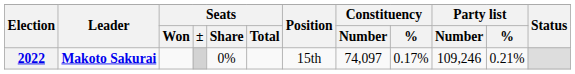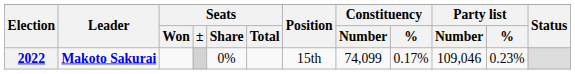(363, 58) 74,097 -> (363, 58) 74,099
(459, 58) 109,246 -> (459, 58) 109,046
(507, 58) 0.21% -> (507, 58) 0.23%
